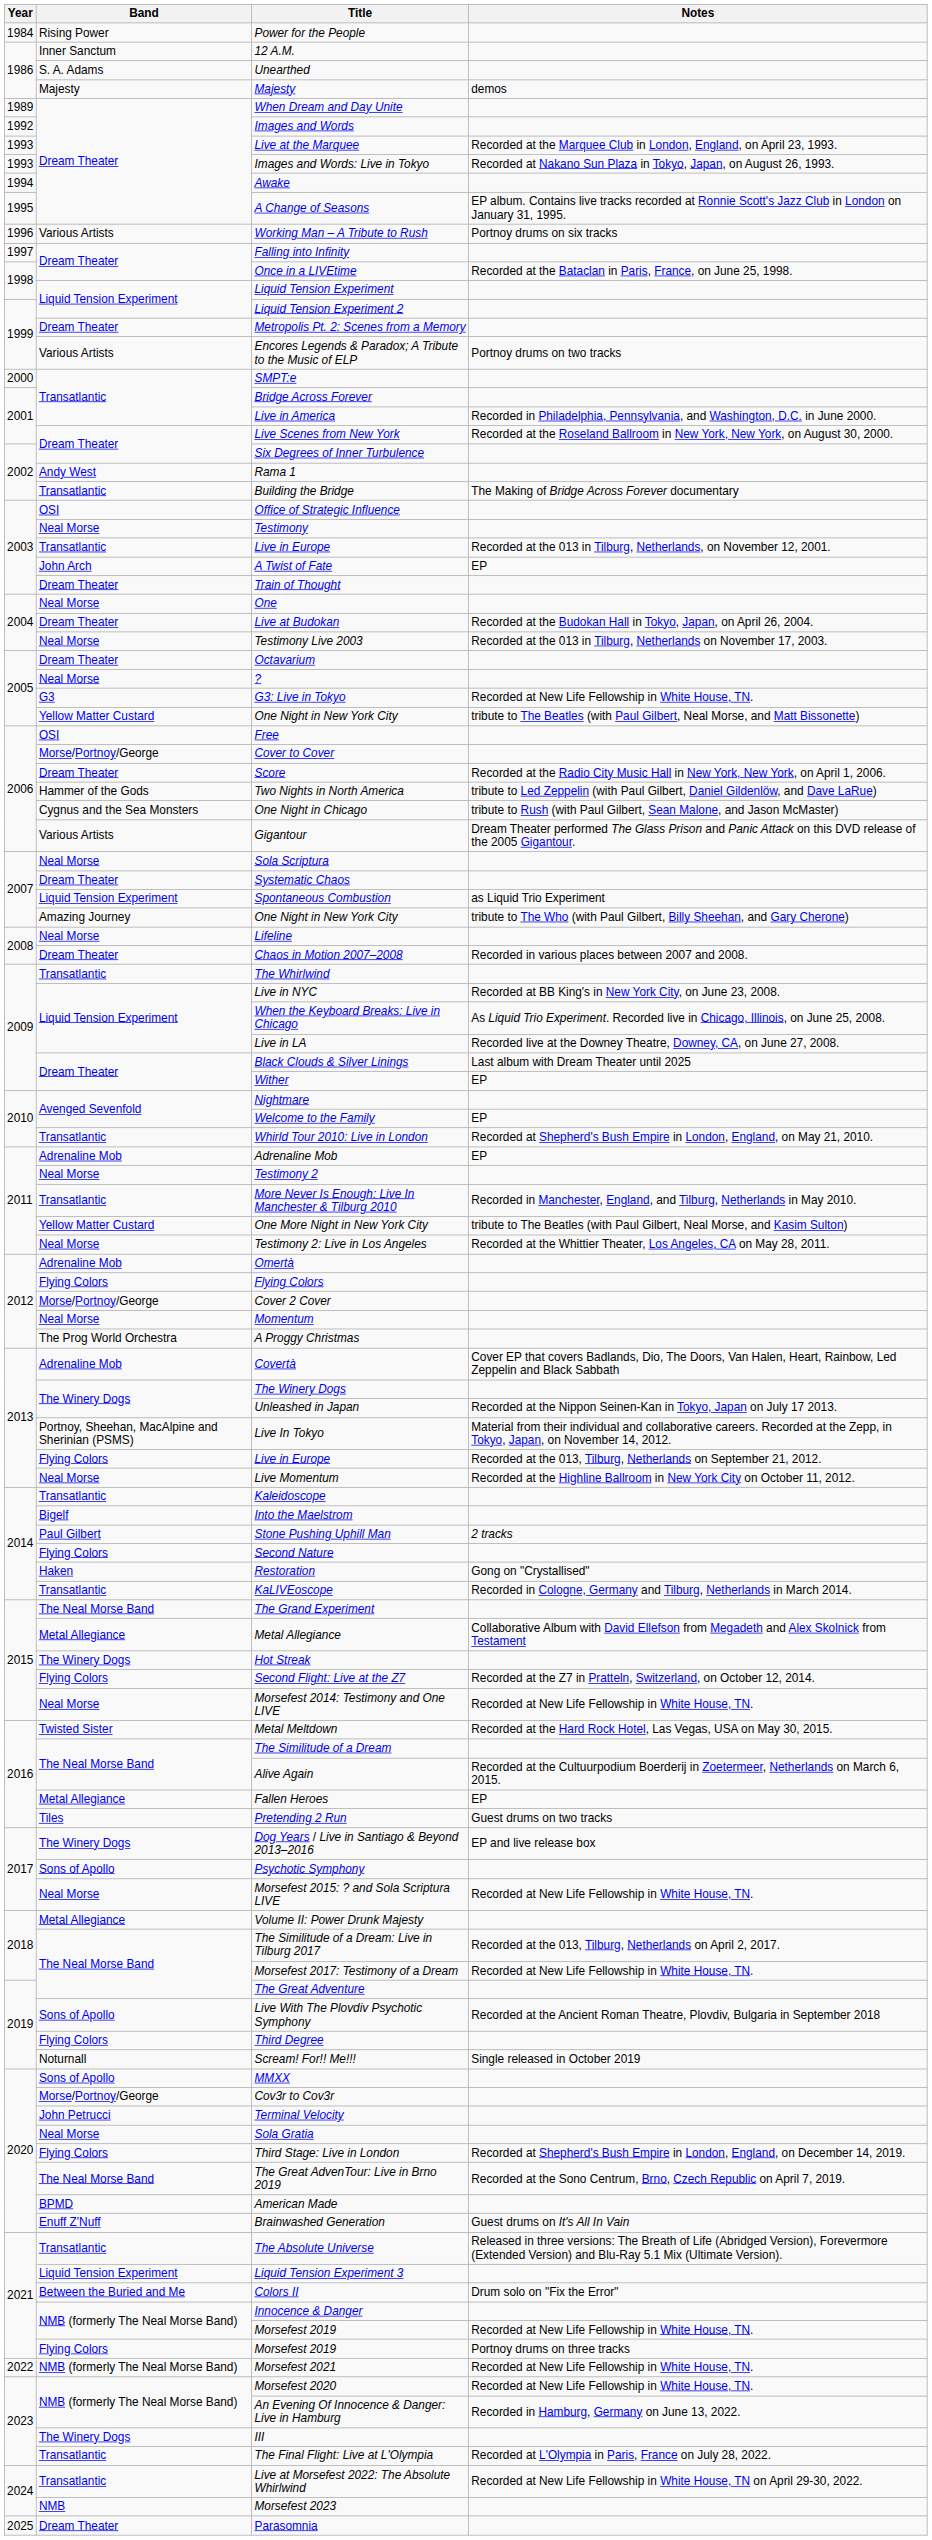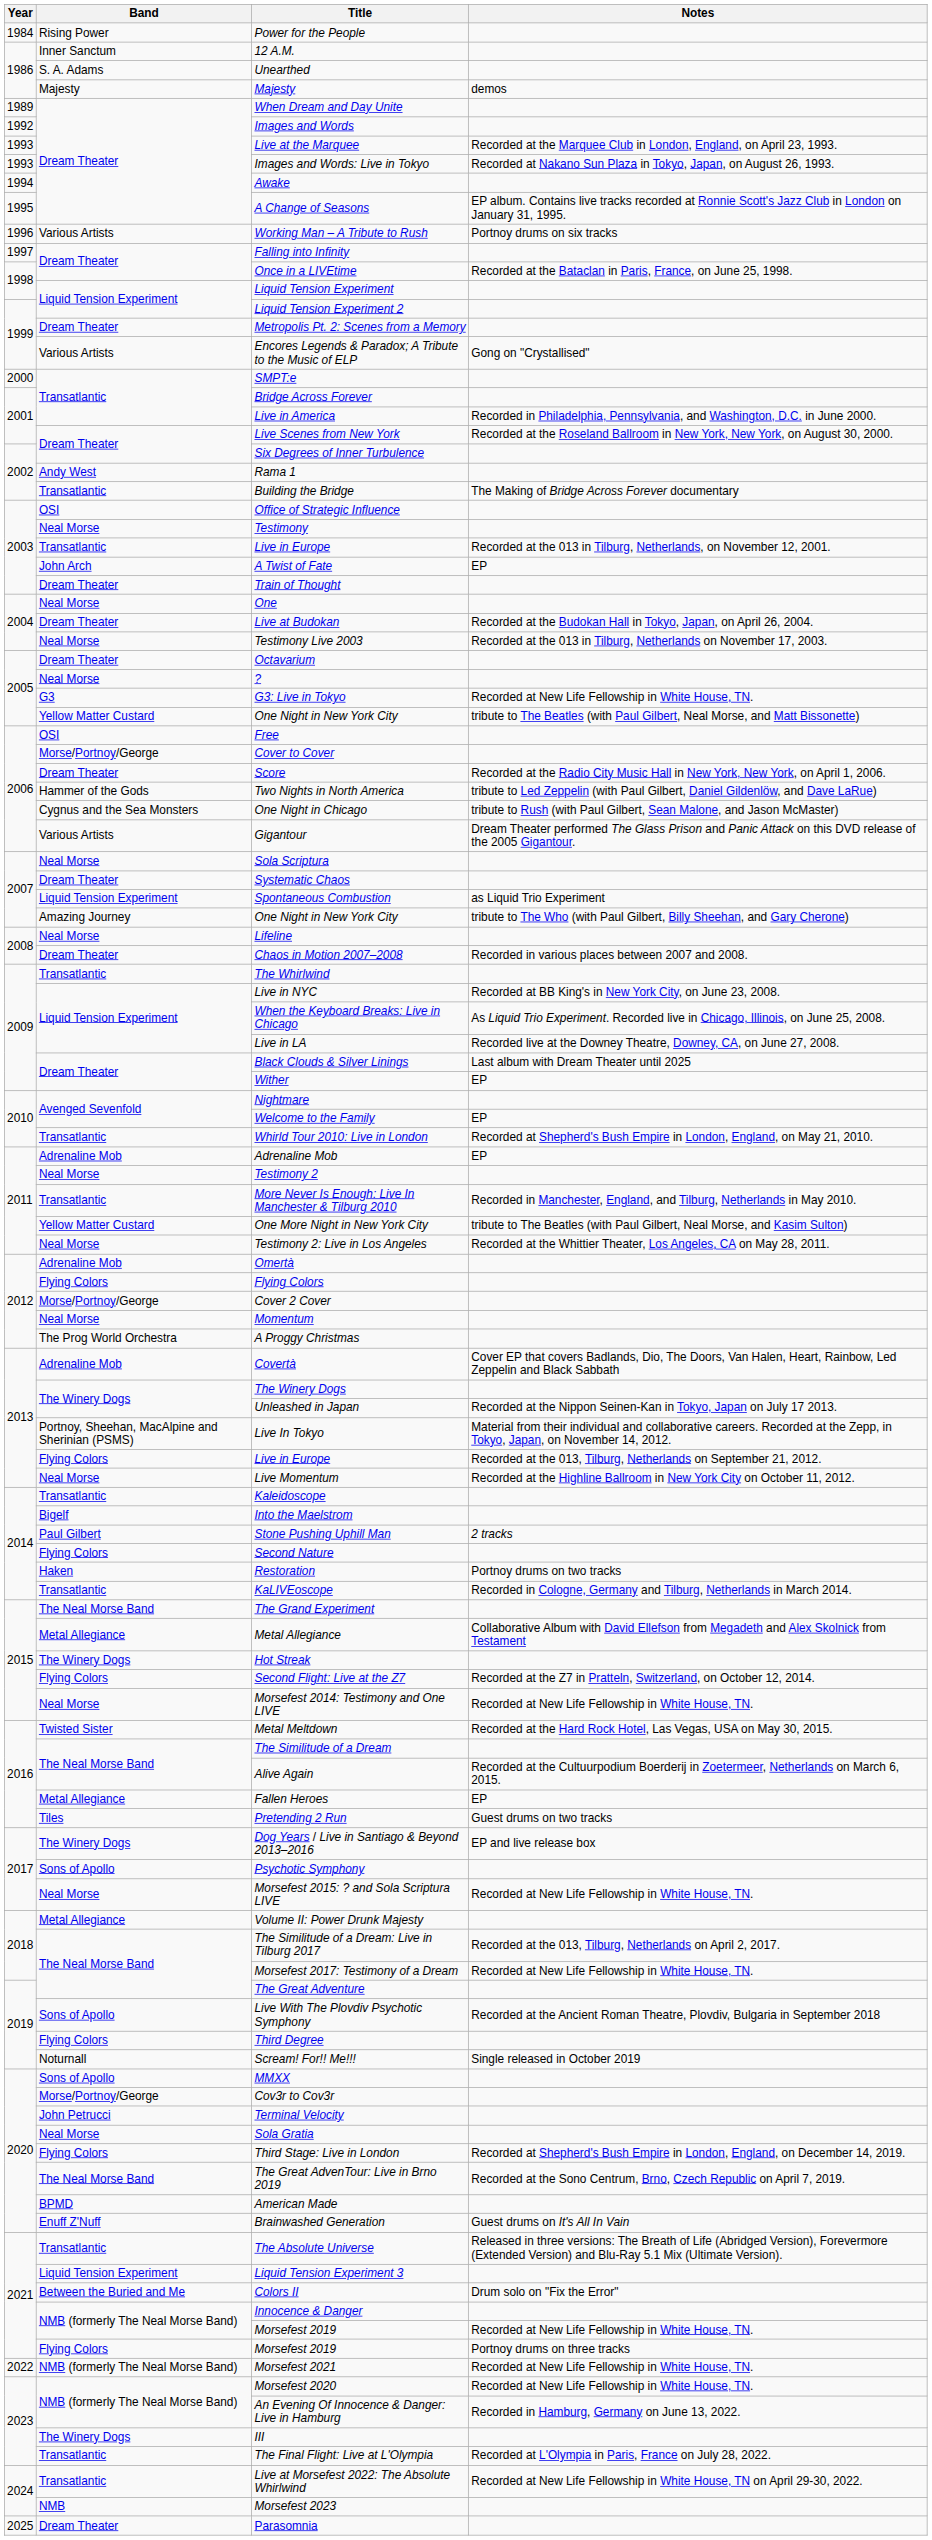(546, 353) Portnoy drums on two tracks -> (530, 353) Gong on "Crystallised"
(530, 1571) Gong on "Crystallised" -> (546, 1571) Portnoy drums on two tracks
